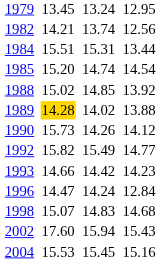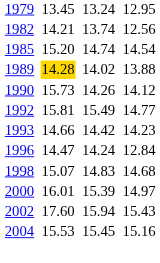- row: (19, 49)
- row: (19, 90)
(58, 150) 15.82 -> (58, 110) 15.81
+ row: (19, 191)
